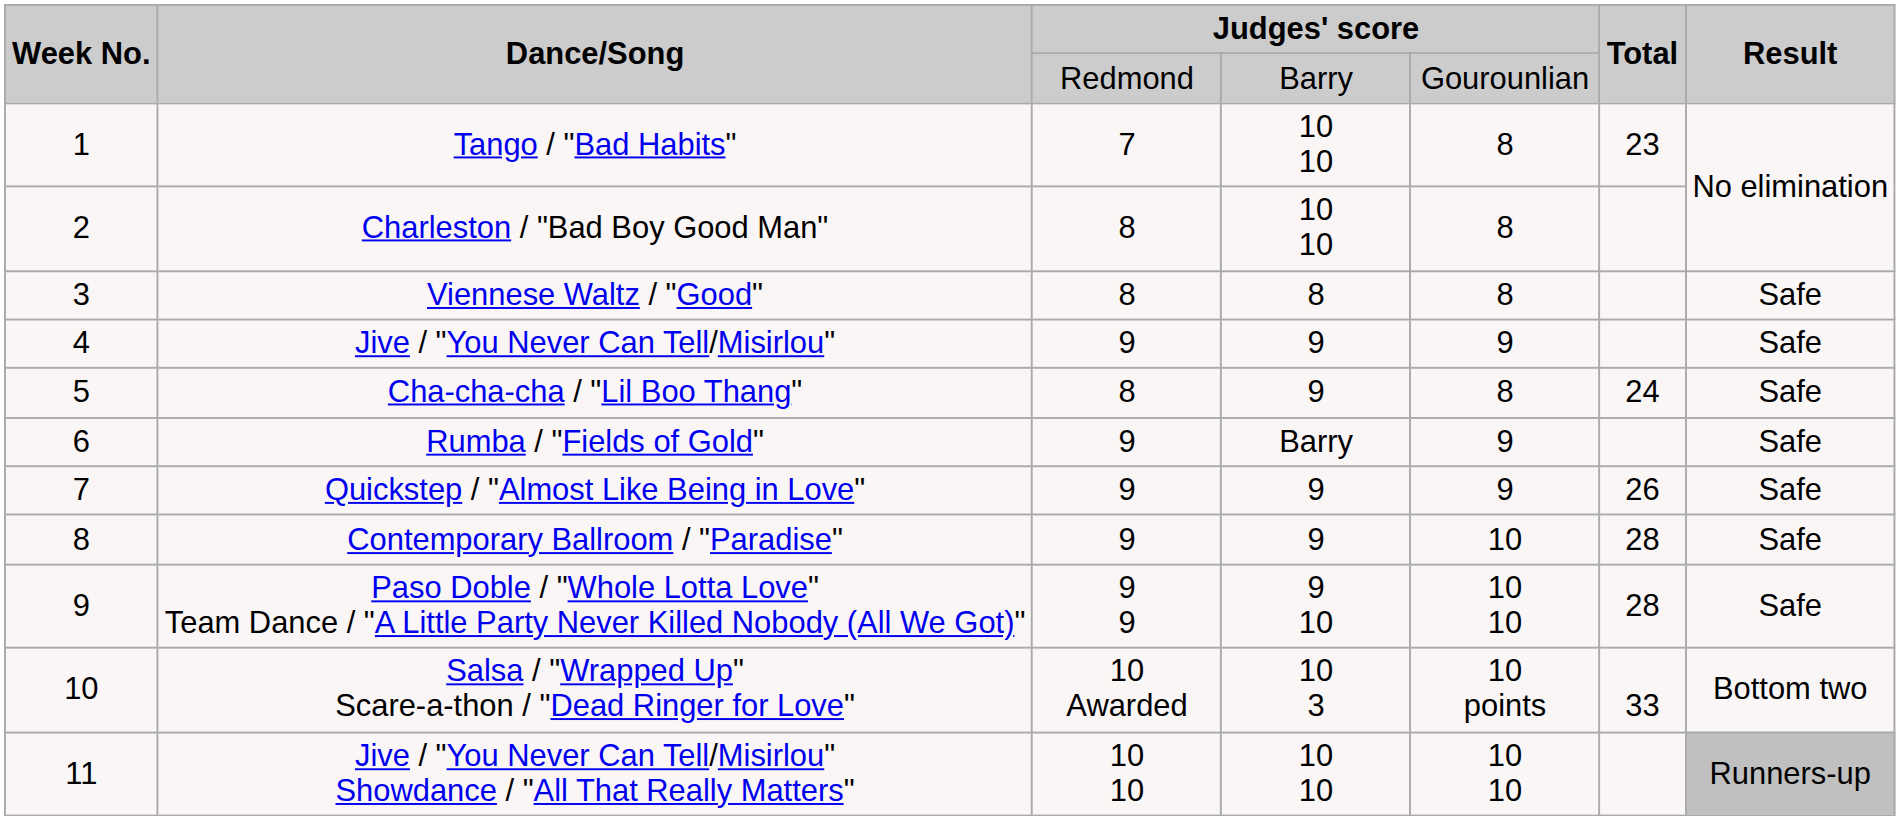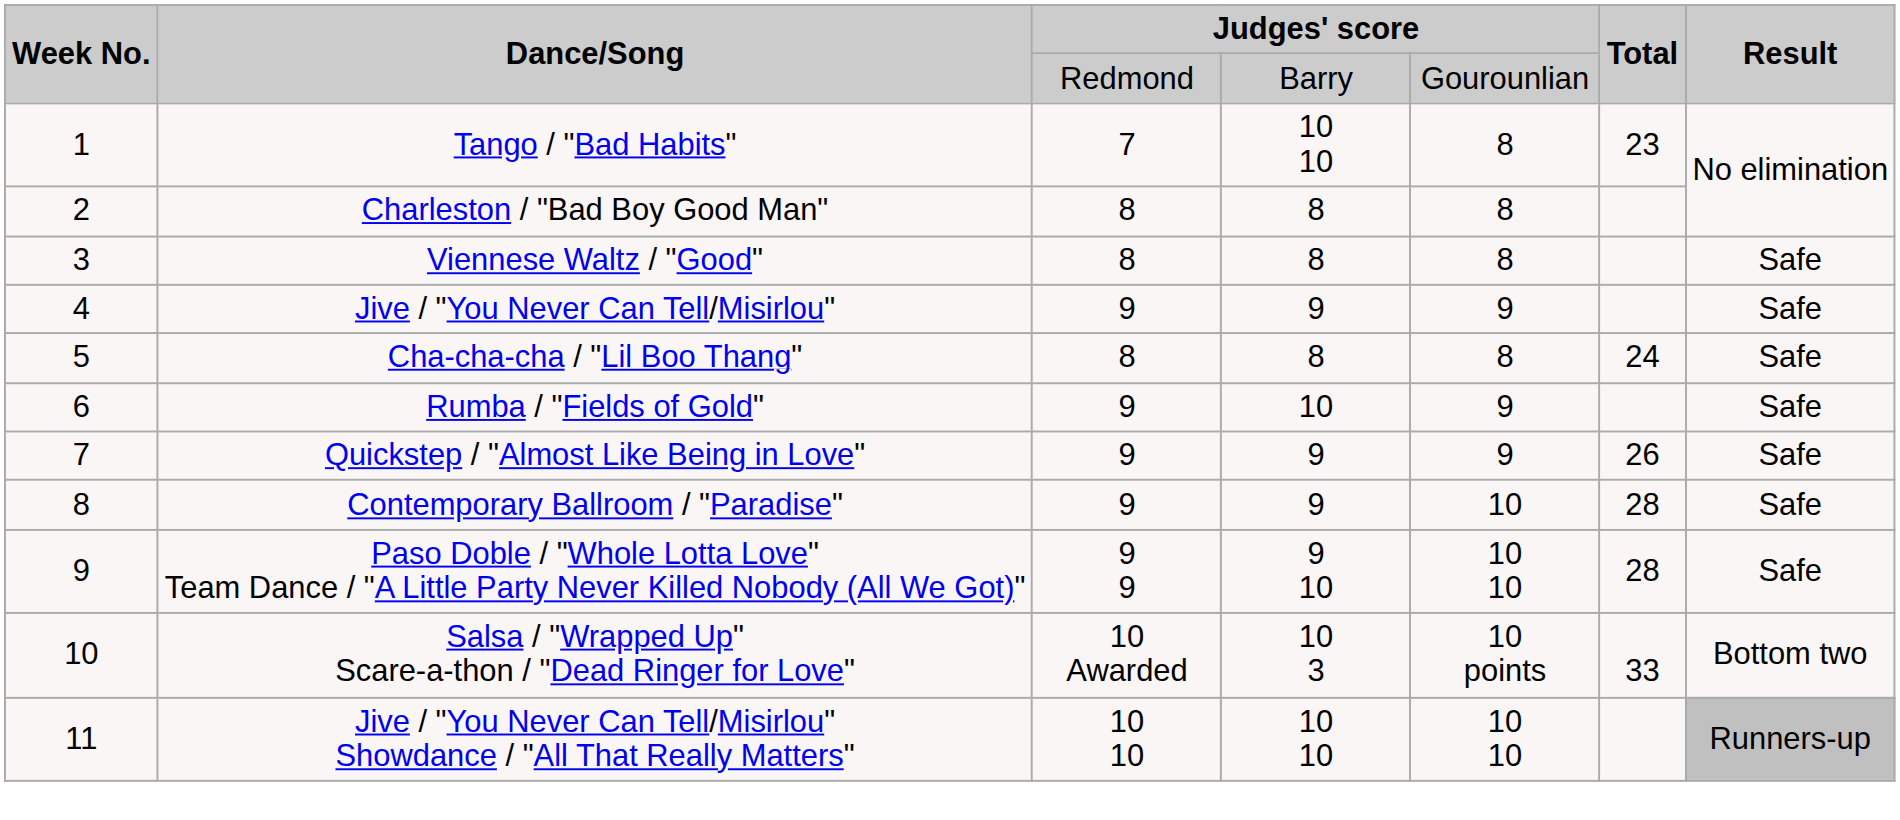(1316, 228) 10 10 -> (1316, 210) 8
(1316, 392) 9 -> (1316, 357) 8
(1316, 441) Barry -> (1316, 406) 10
